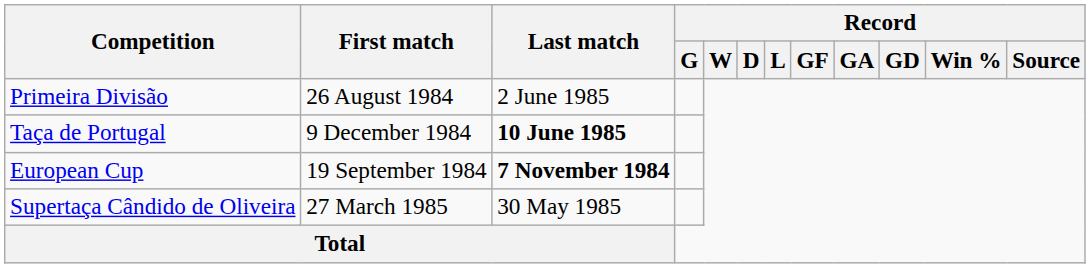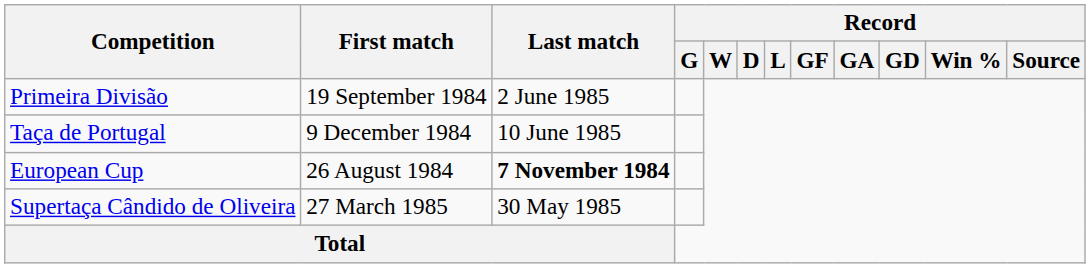(380, 96) 26 August 1984 -> (396, 96) 19 September 1984
(562, 133) bold -> (559, 133) normal
(396, 170) 19 September 1984 -> (380, 170) 26 August 1984
